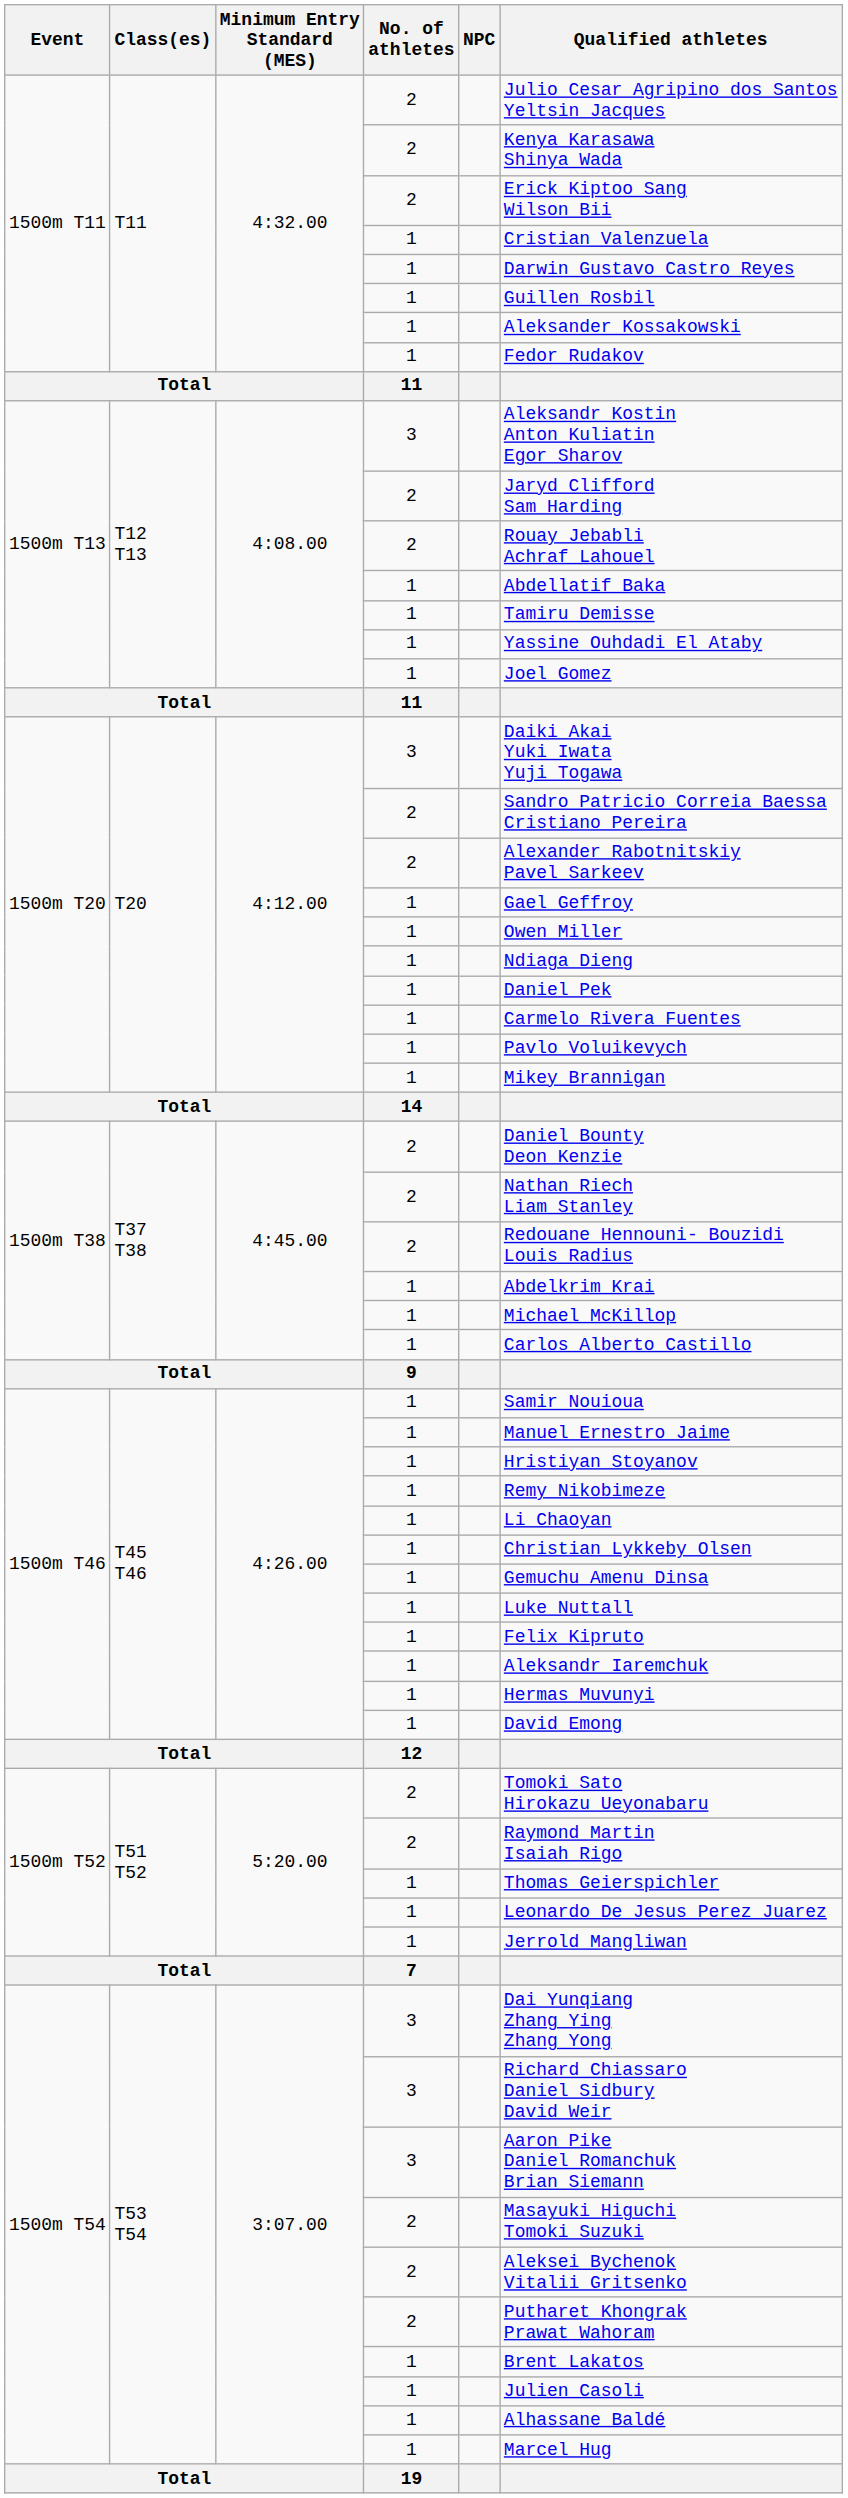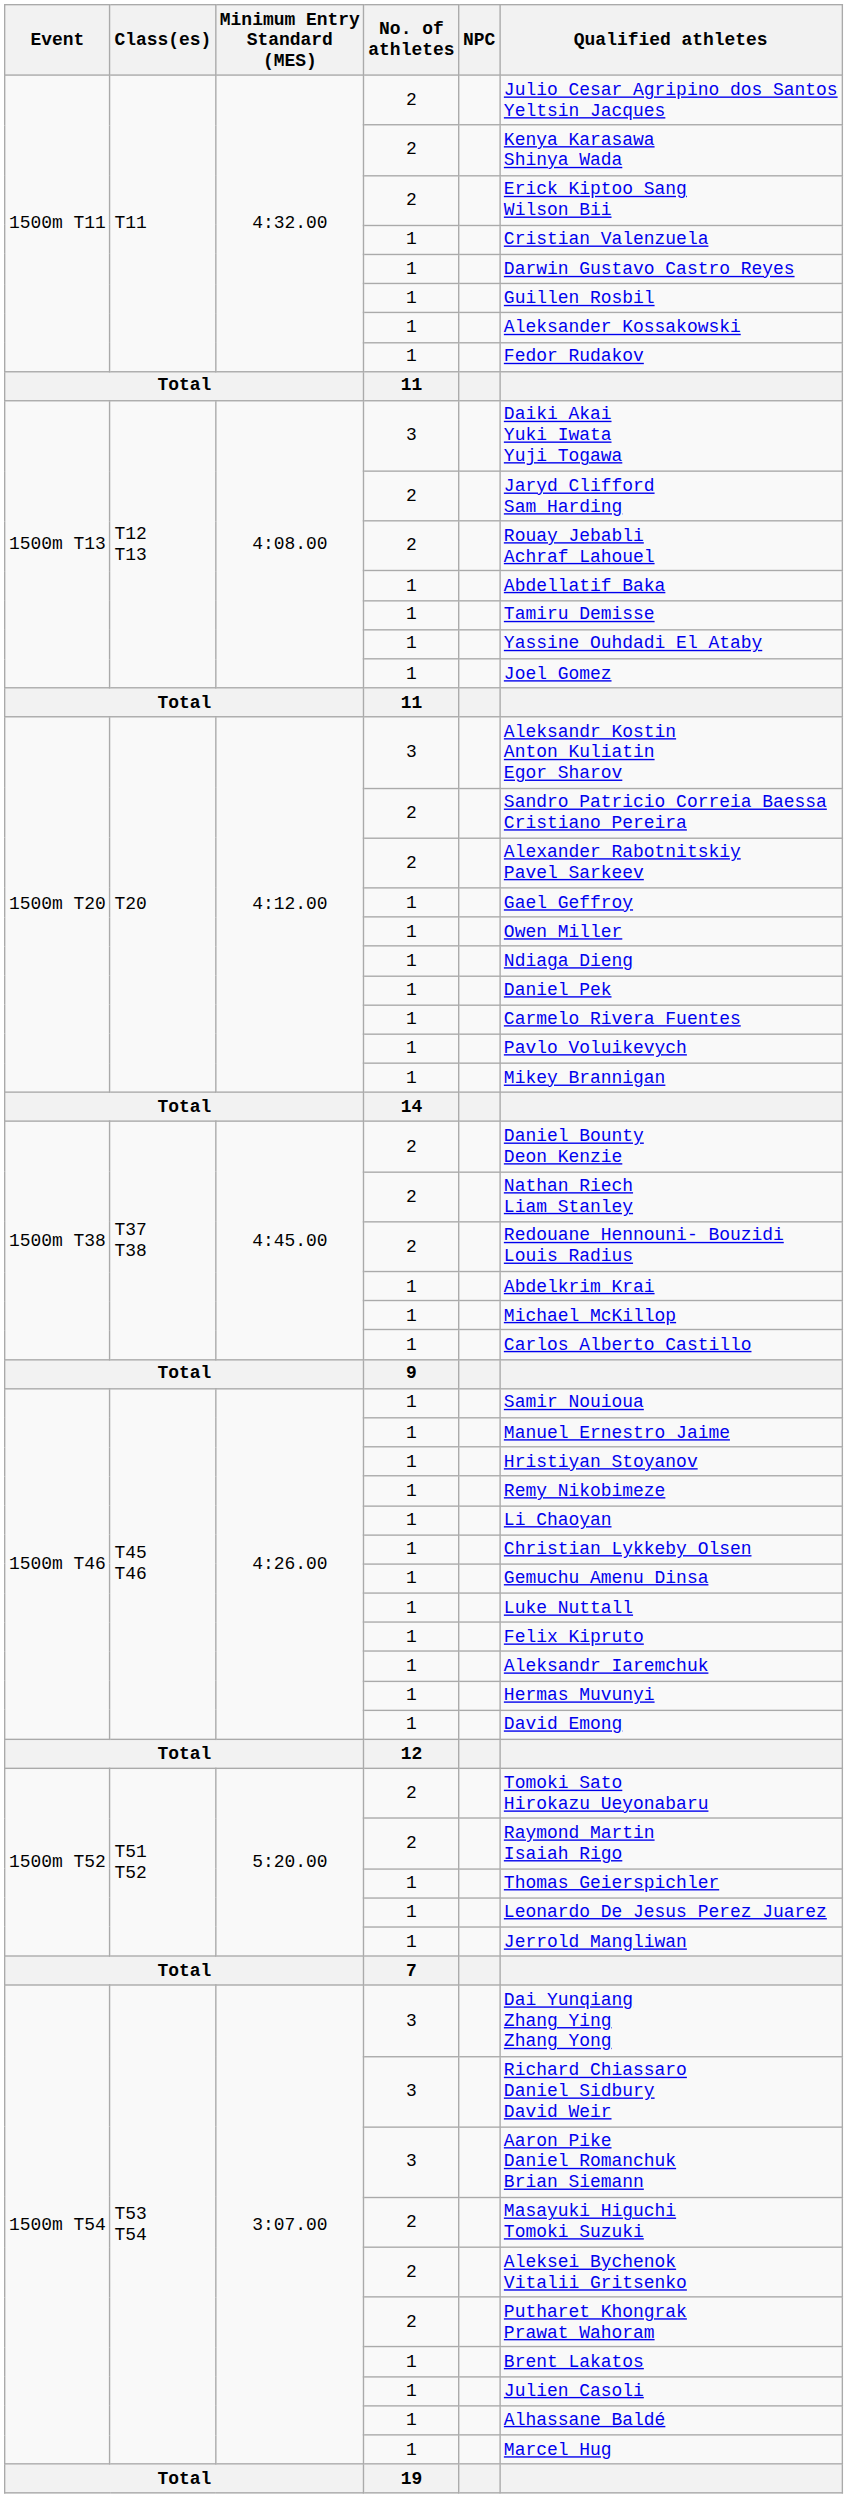(590, 436) Aleksandr Kostin Anton Kuliatin Egor Sharov -> (563, 436) Daiki Akai Yuki Iwata Yuji Togawa
(563, 753) Daiki Akai Yuki Iwata Yuji Togawa -> (590, 753) Aleksandr Kostin Anton Kuliatin Egor Sharov
